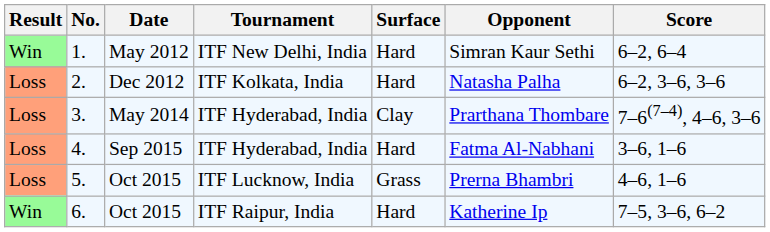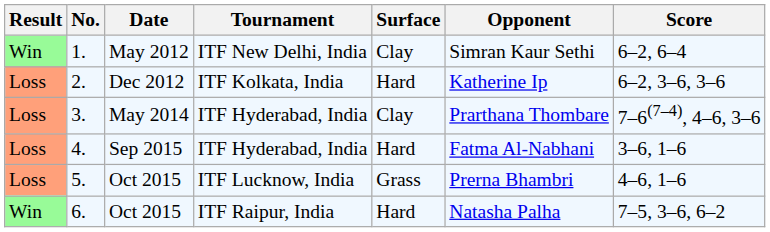(396, 50) Hard -> (395, 50) Clay
(505, 81) Natasha Palha -> (498, 81) Katherine Ip
(498, 211) Katherine Ip -> (505, 211) Natasha Palha
